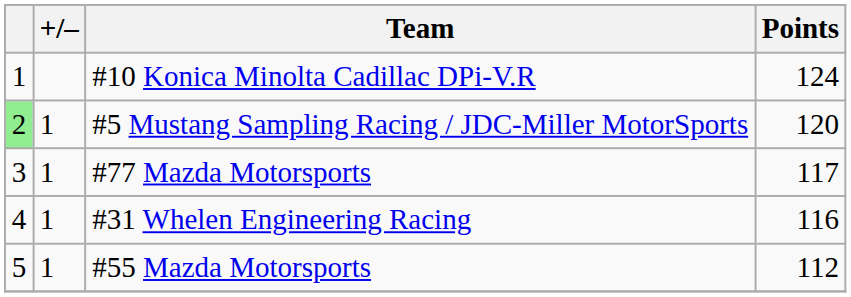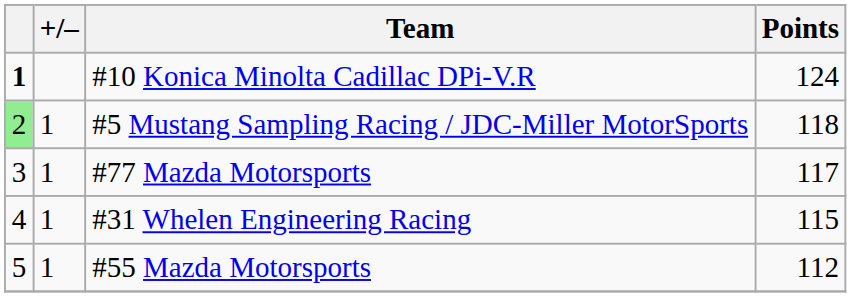(19, 76) normal -> (19, 76) bold
(817, 124) 120 -> (818, 124) 118
(818, 220) 116 -> (818, 220) 115
